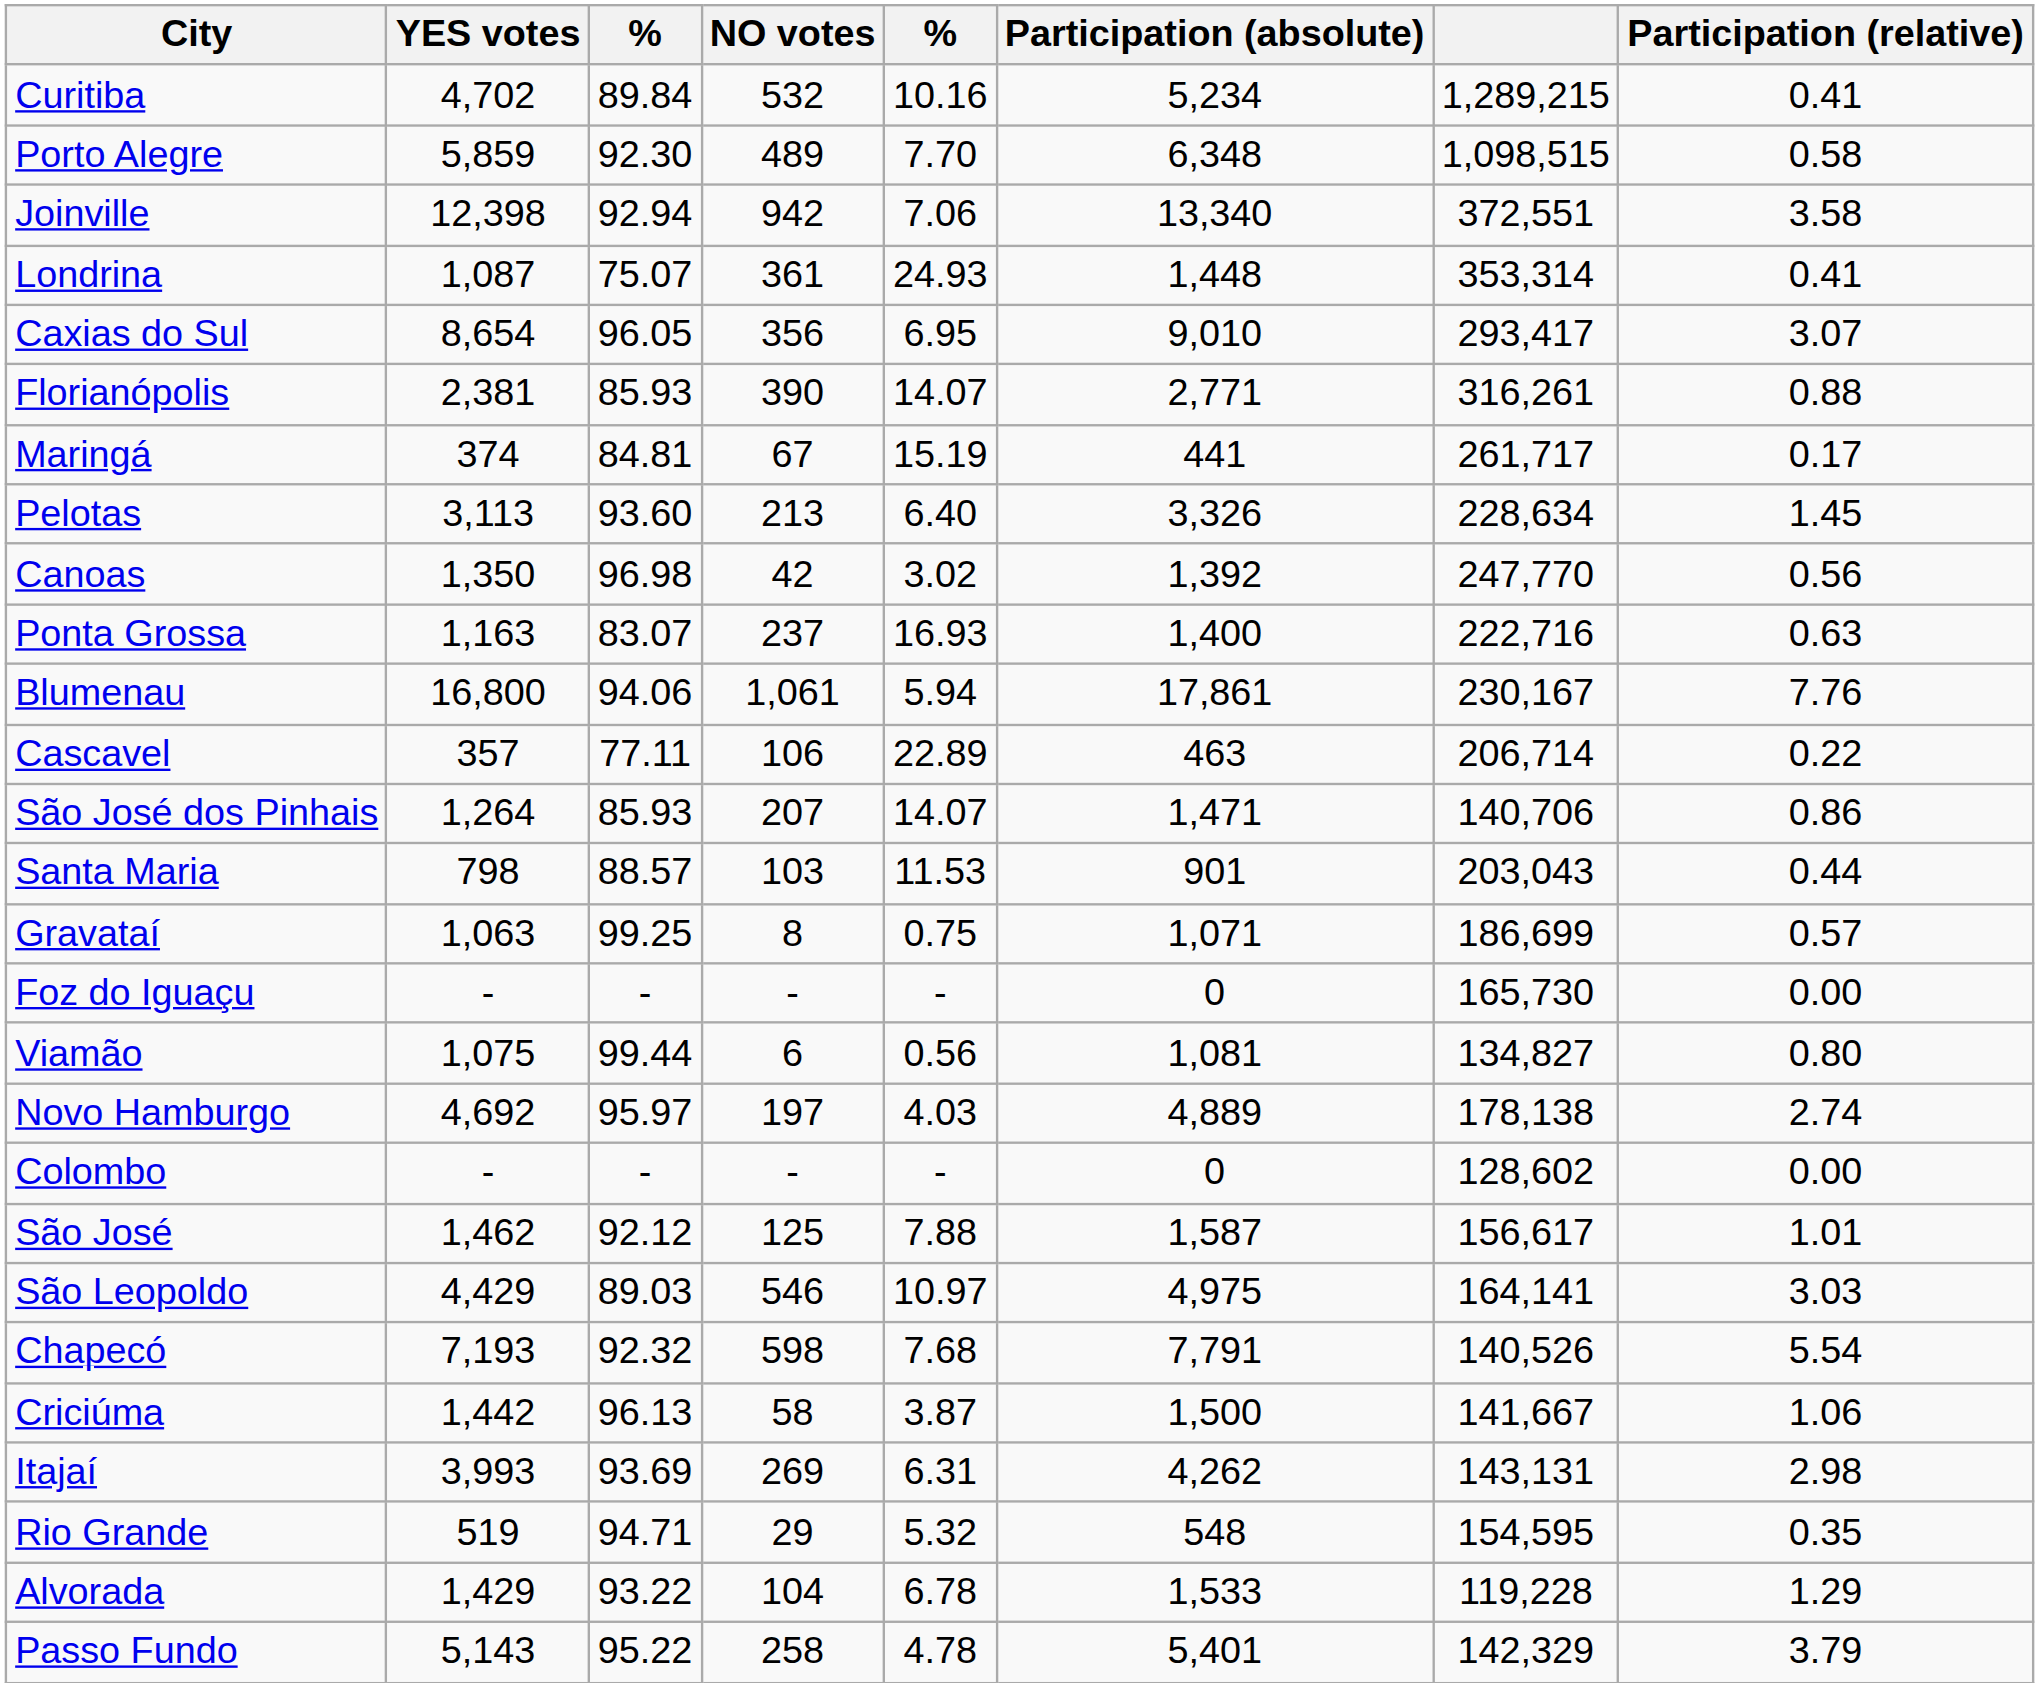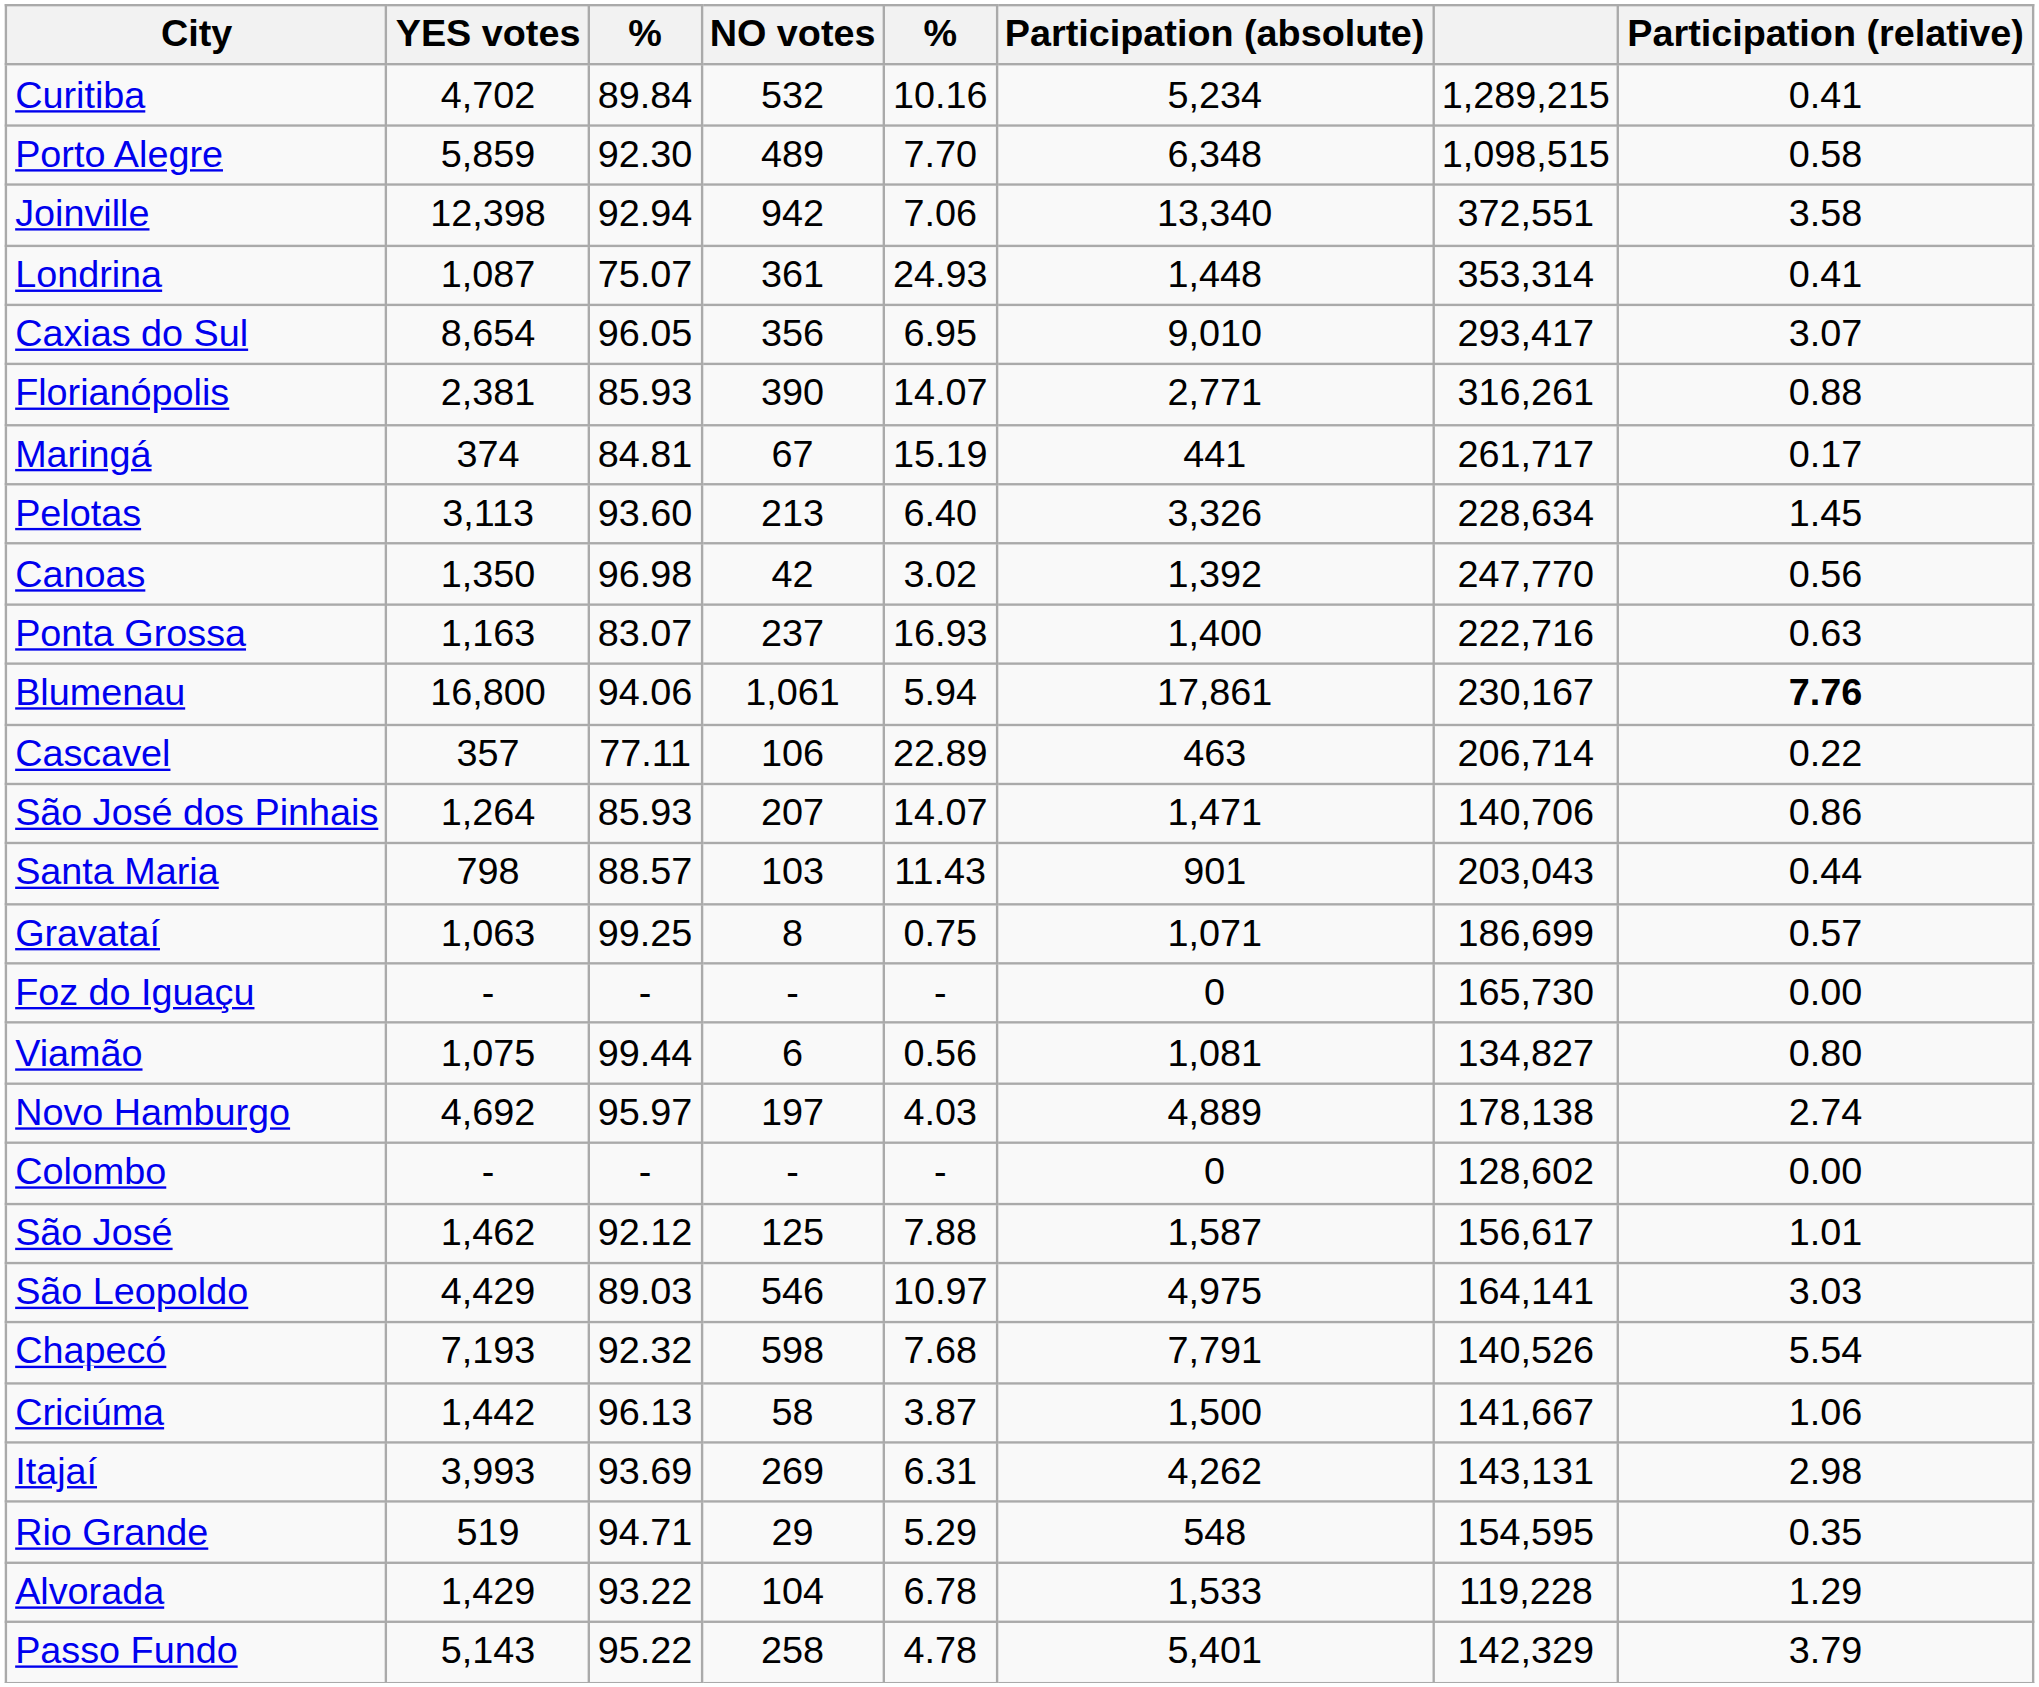(1826, 693) normal -> (1826, 693) bold
(940, 872) 11.53 -> (940, 872) 11.43
(940, 1531) 5.32 -> (940, 1531) 5.29
